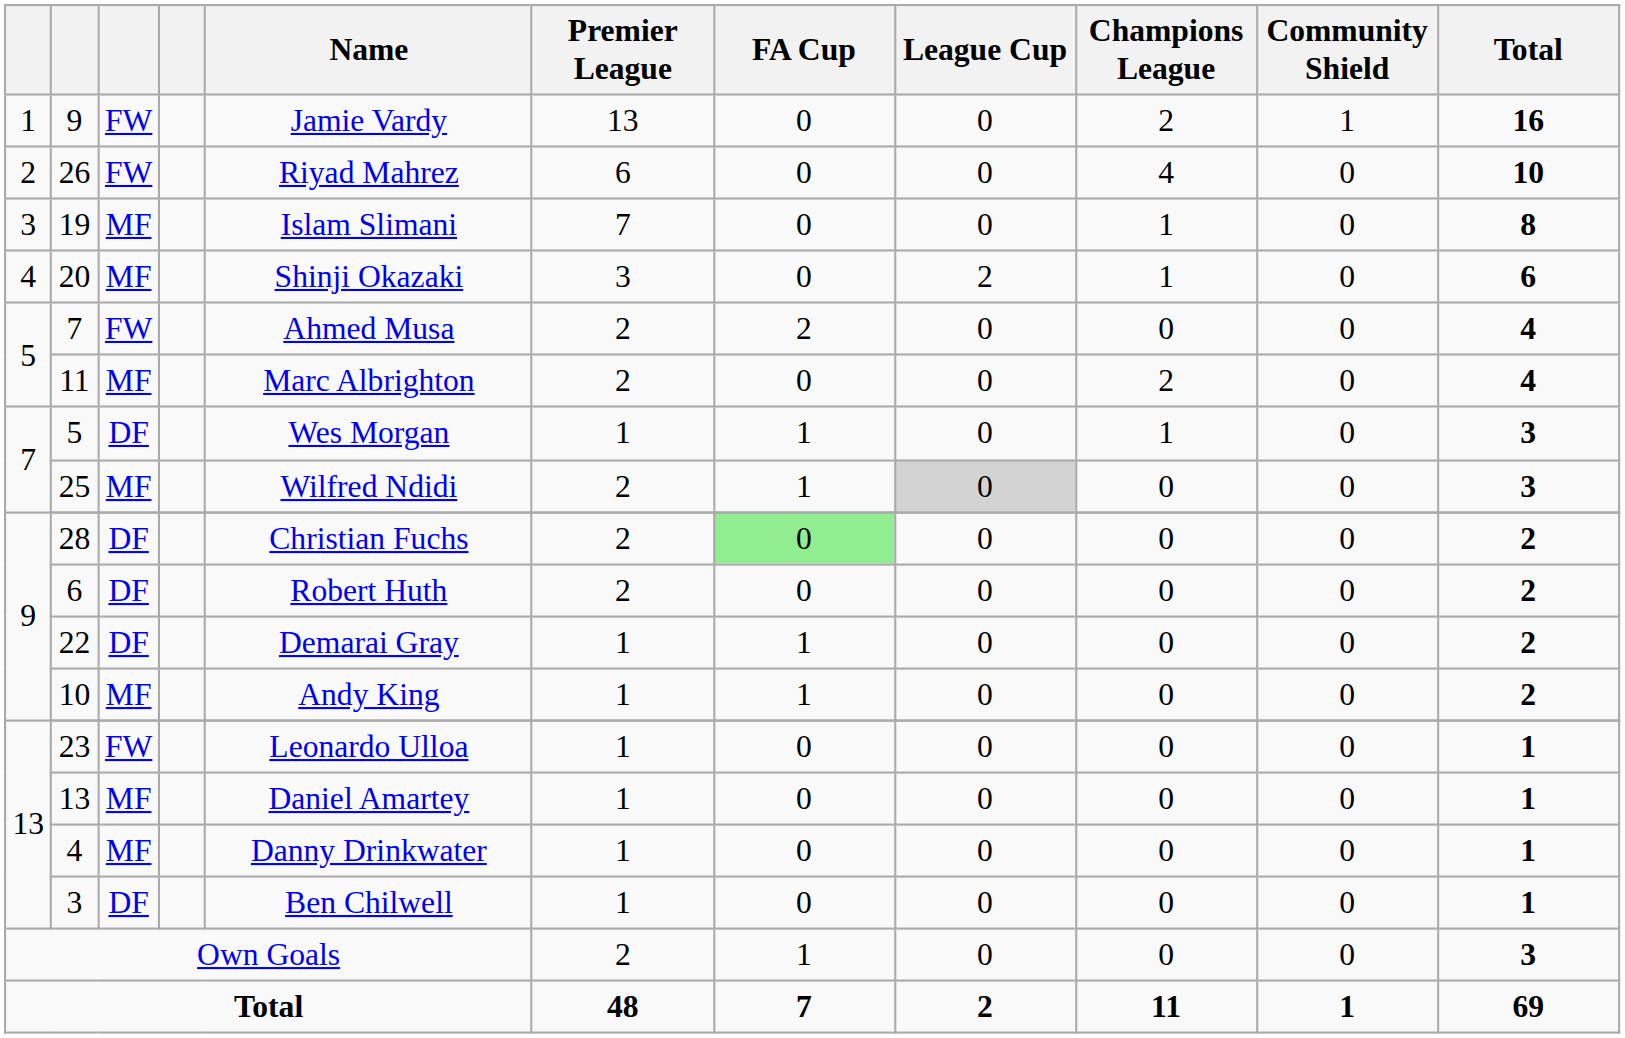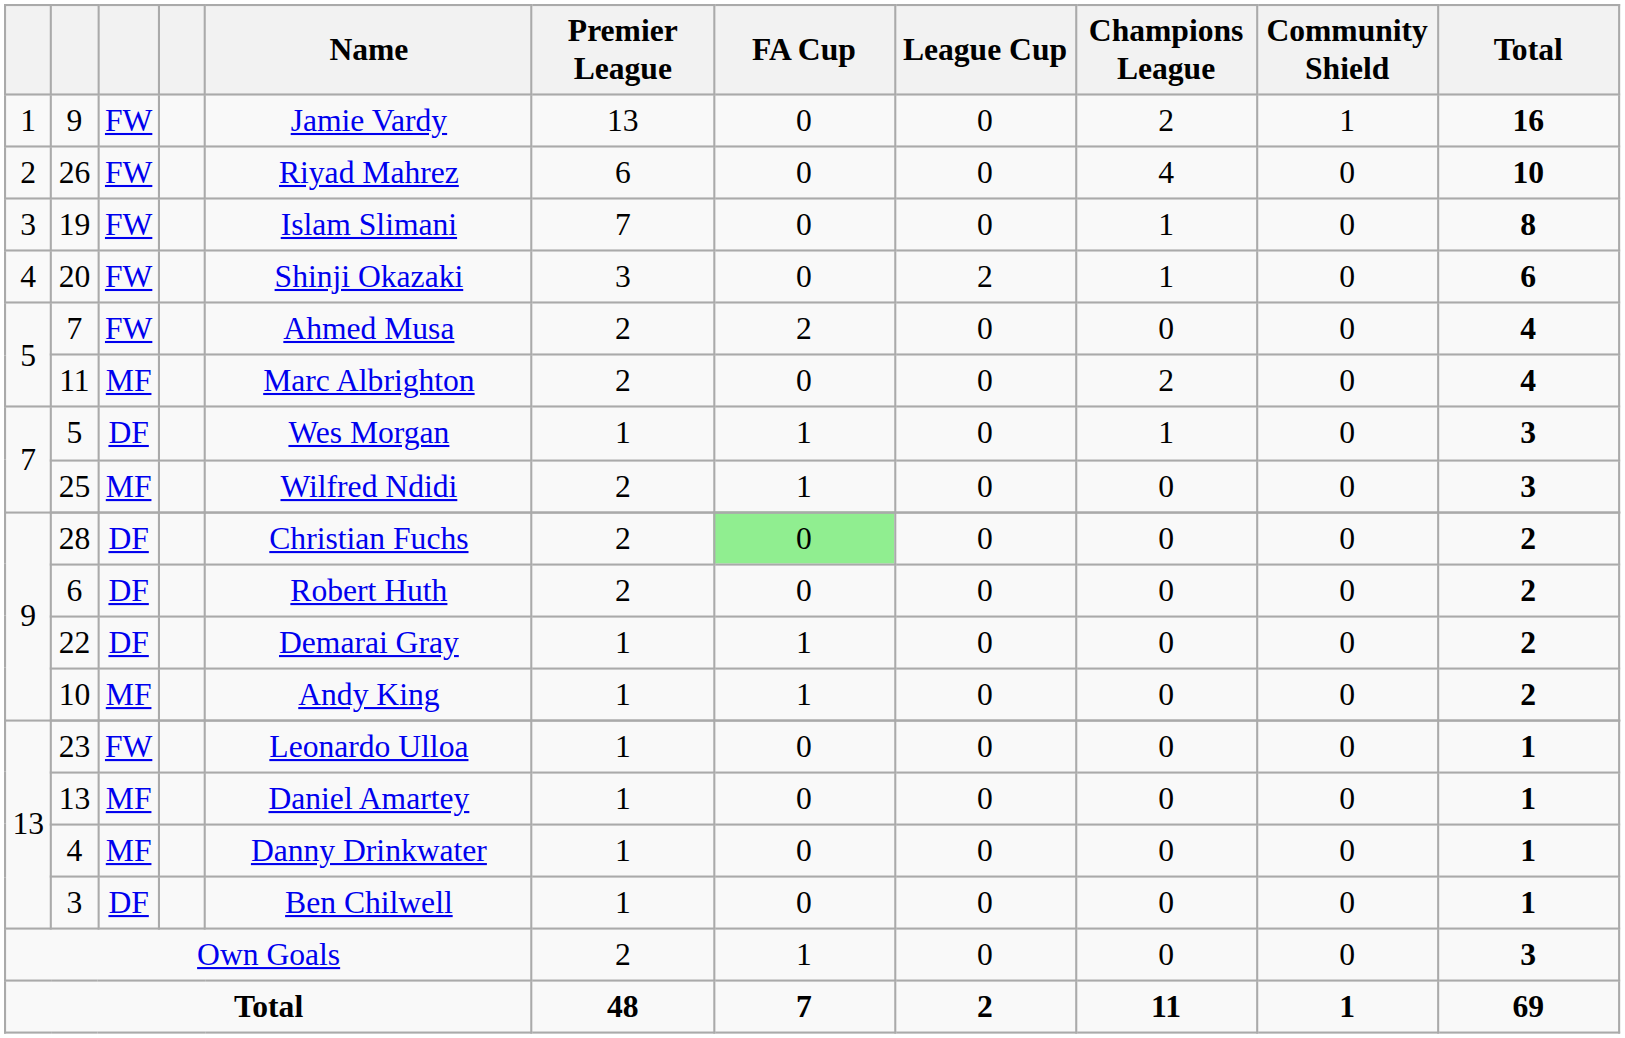(129, 224) MF -> (129, 224) FW
(129, 276) MF -> (129, 276) FW
(985, 485) lightgrey background -> (985, 485) no background
